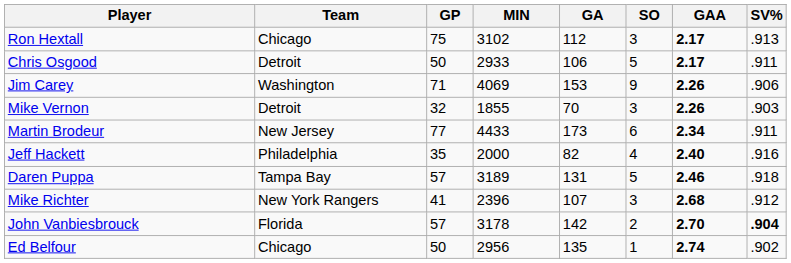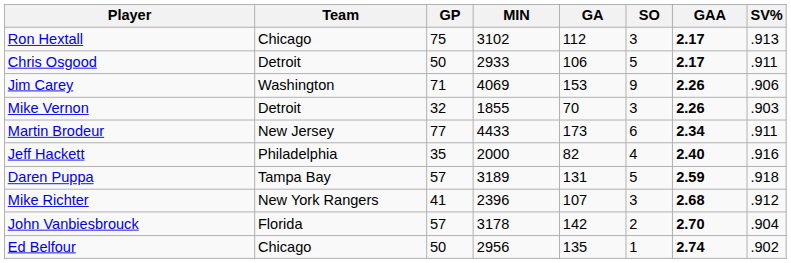(690, 177) 2.46 -> (690, 177) 2.59
(765, 223) bold -> (765, 223) normal
